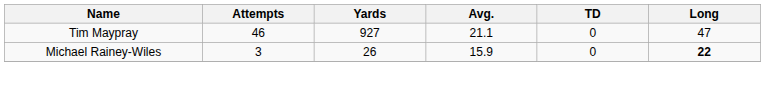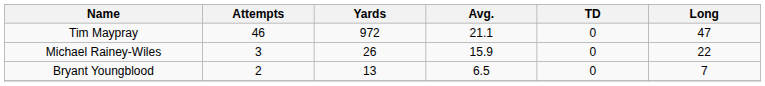(370, 33) 927 -> (370, 33) 972
(704, 52) bold -> (704, 52) normal
+ row: (103, 71)
